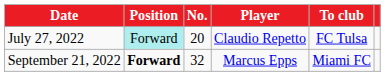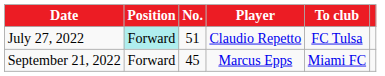(197, 37) 20 -> (193, 37) 51
(154, 60) bold -> (151, 60) normal
(197, 60) 32 -> (193, 60) 45
